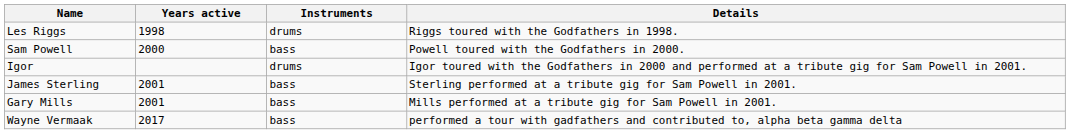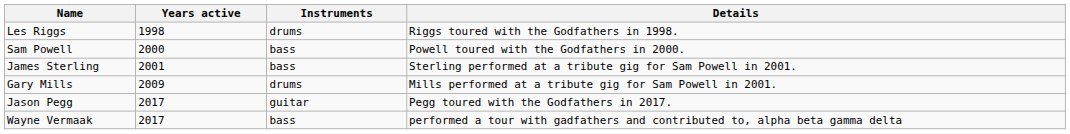- row: (20, 67)
(151, 102) 2001 -> (151, 85) 2009
(283, 102) bass -> (286, 85) drums
+ row: (40, 102)
